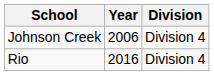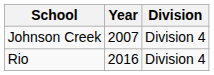(123, 37) 2006 -> (123, 37) 2007
